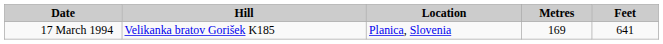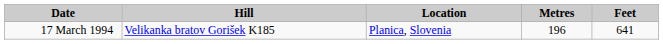(557, 30) 169 -> (557, 30) 196
